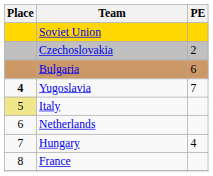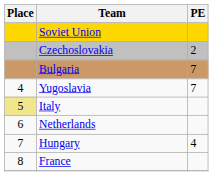(193, 69) 6 -> (193, 69) 7
(20, 87) bold -> (20, 87) normal
